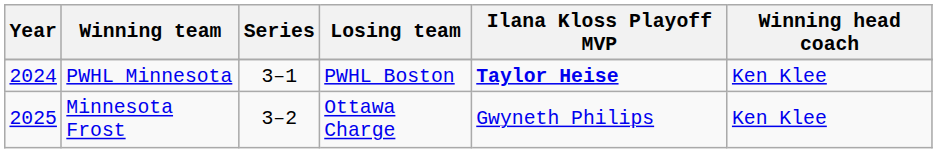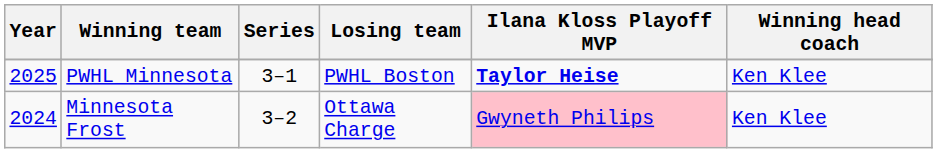(33, 76) 2024 -> (33, 76) 2025
(33, 119) 2025 -> (33, 119) 2024
(565, 119) no background -> (565, 119) pink background
